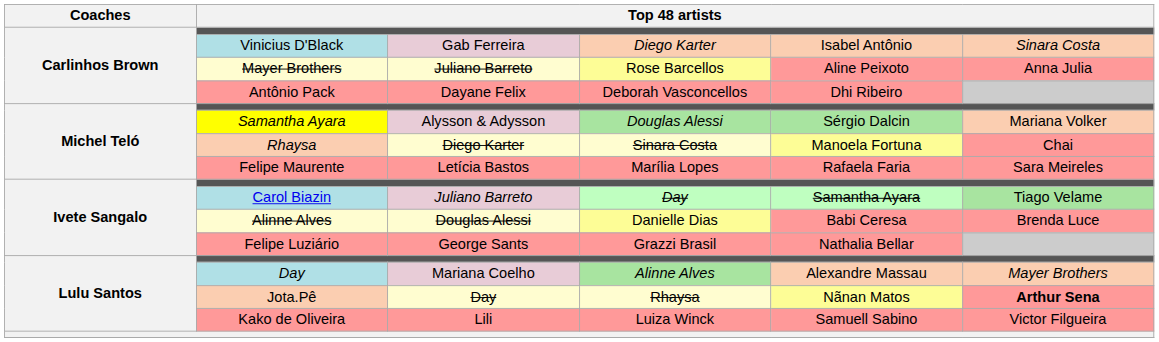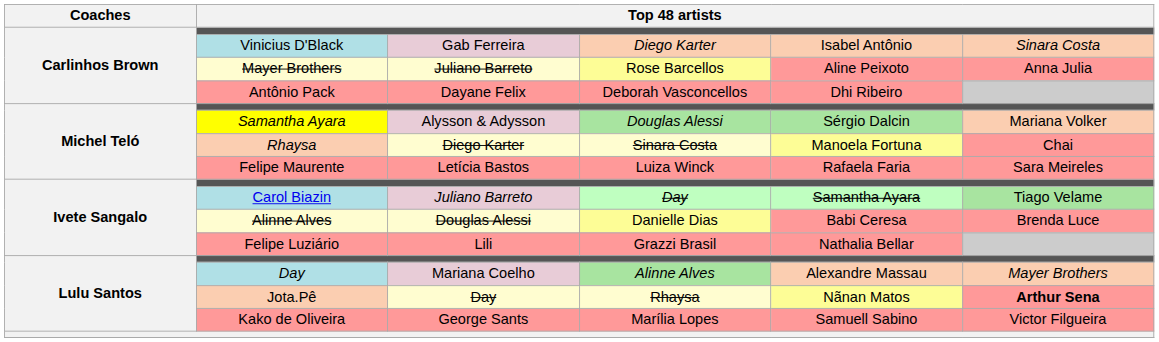(675, 168) Marília Lopes -> (675, 168) Luiza Winck
(483, 244) George Sants -> (483, 244) Lili
(483, 319) Lili -> (483, 319) George Sants
(675, 319) Luiza Winck -> (675, 319) Marília Lopes
